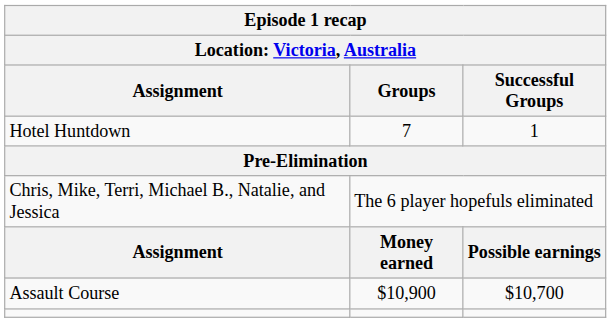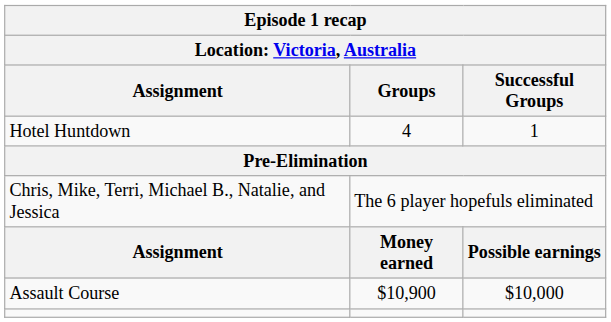(407, 131) 7 -> (407, 131) 4
(534, 293) $10,700 -> (534, 293) $10,000
